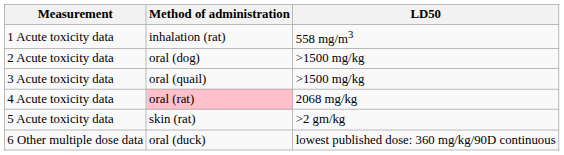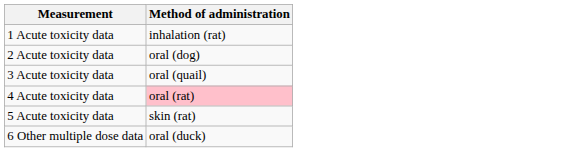- column: (426, 14)
